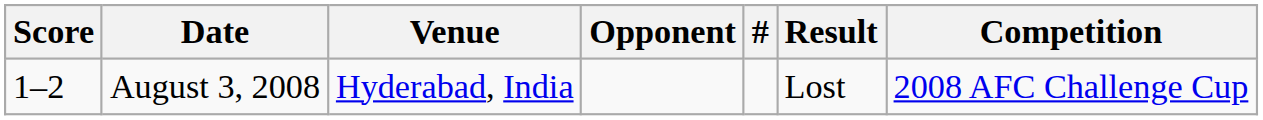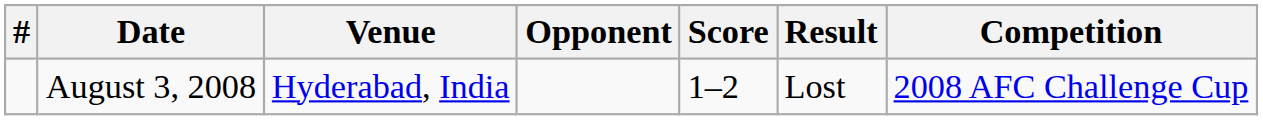columns swapped: (760, 31) <-> (54, 31)
